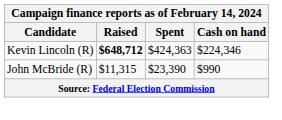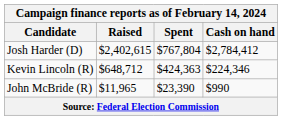+ row: (45, 50)
(121, 50) bold -> (121, 69) normal
(117, 69) $11,315 -> (117, 87) $11,965
